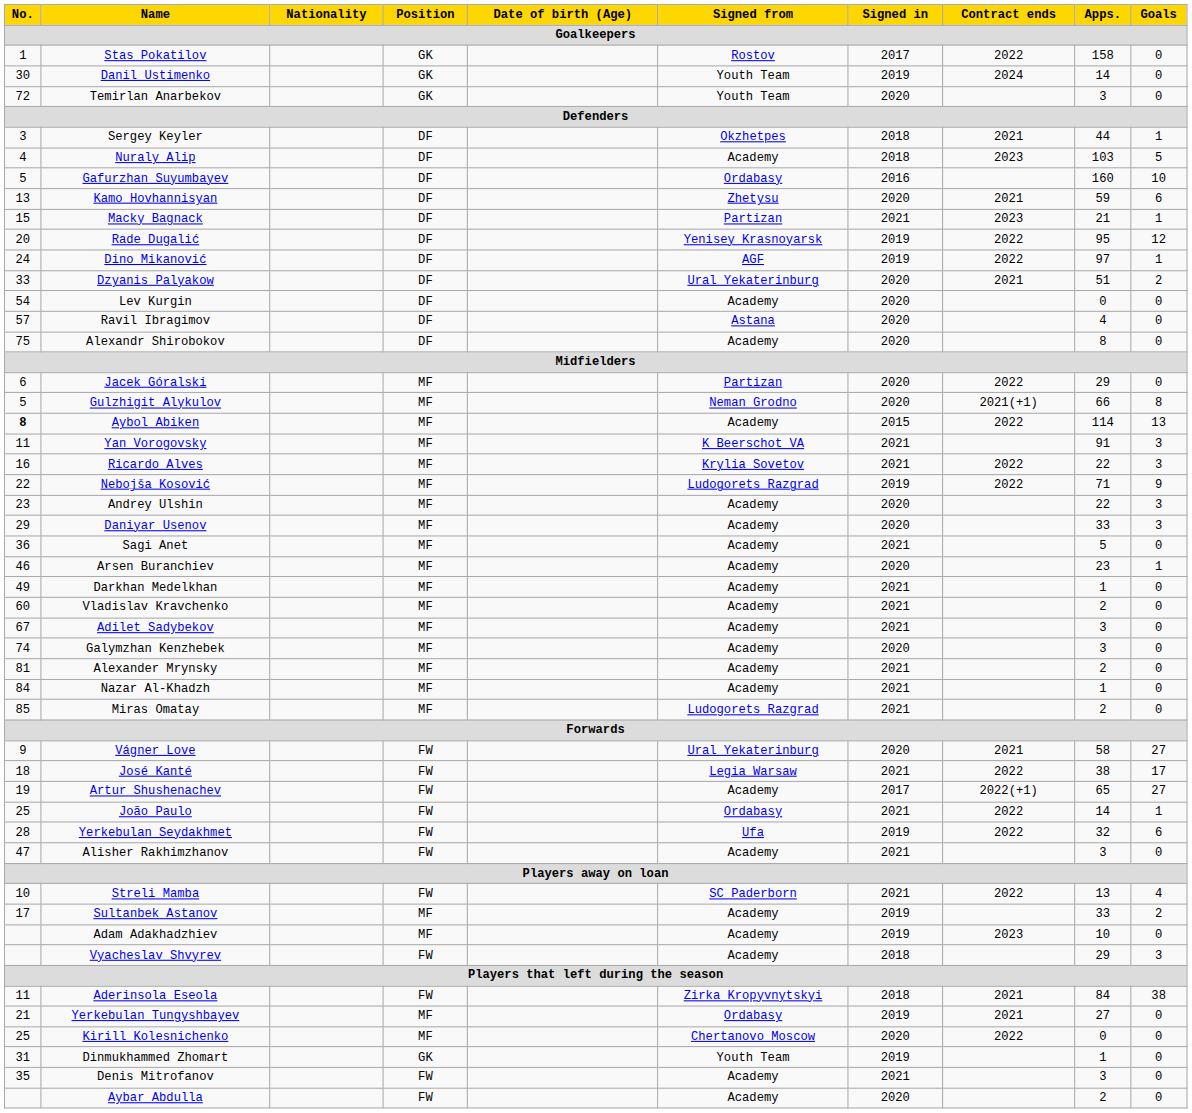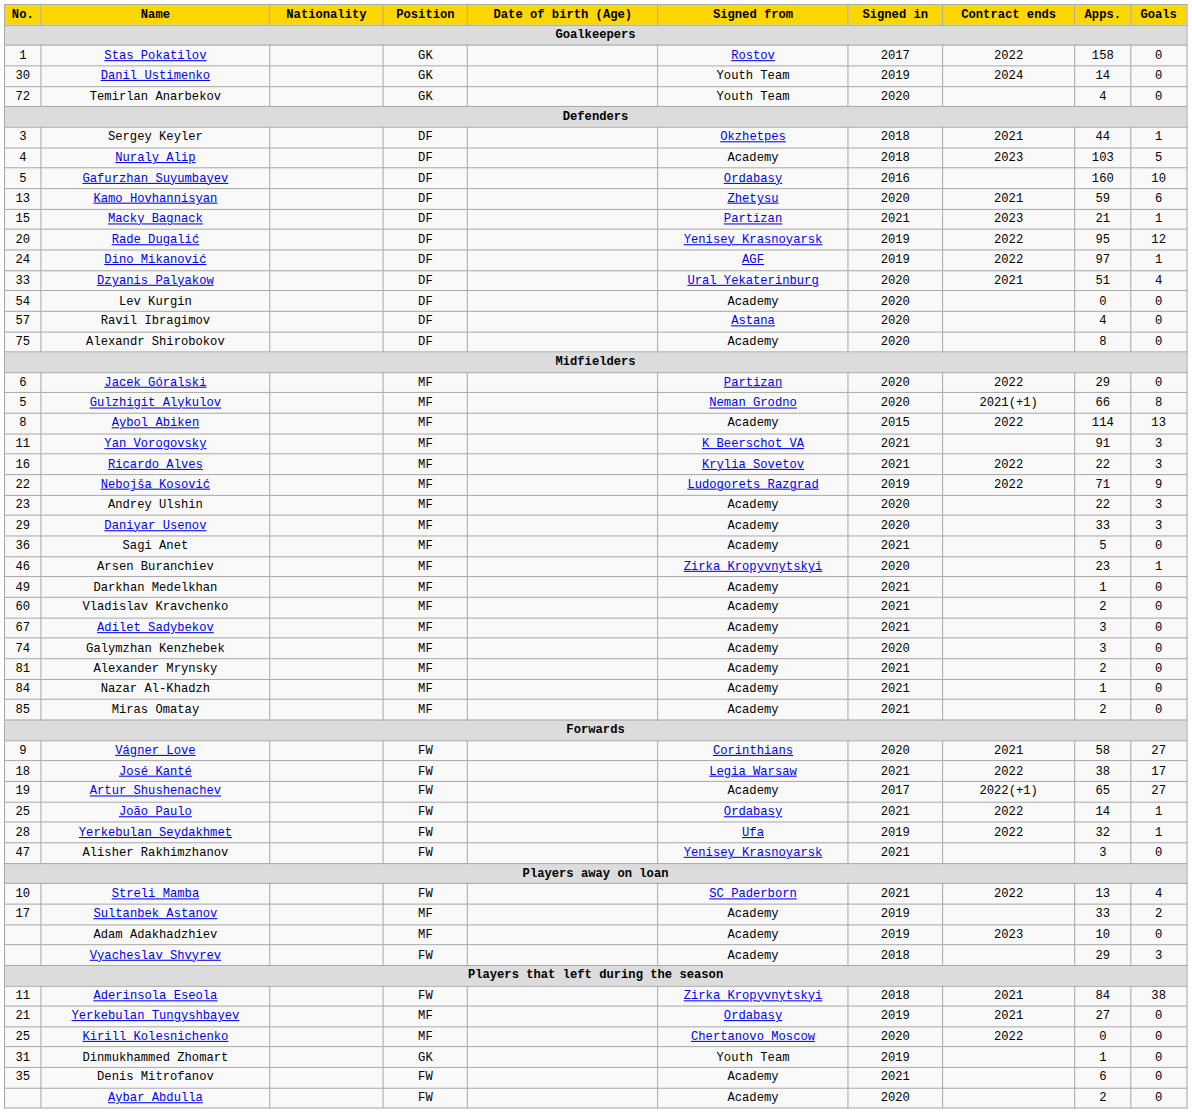(1103, 96) 3 -> (1103, 96) 4
(1159, 280) 2 -> (1159, 280) 4
(23, 423) bold -> (23, 423) normal
(753, 566) Academy -> (753, 566) Zirka Kropyvnytskyi
(753, 709) Ludogorets Razgrad -> (753, 709) Academy
(753, 750) Ural Yekaterinburg -> (753, 750) Corinthians
(1159, 832) 6 -> (1159, 832) 1
(753, 853) Academy -> (753, 853) Yenisey Krasnoyarsk
(1103, 1077) 3 -> (1103, 1077) 6
